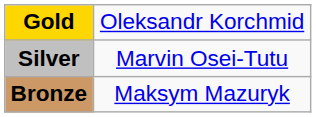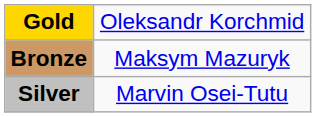rows swapped: (49, 58) <-> (49, 93)
